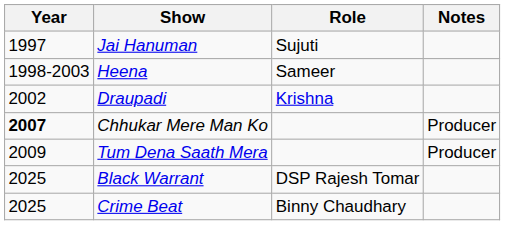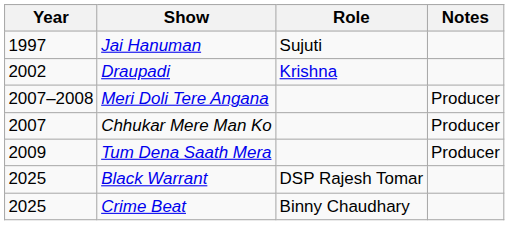- row: (122, 71)
+ row: (185, 98)
(27, 125) bold -> (27, 125) normal
